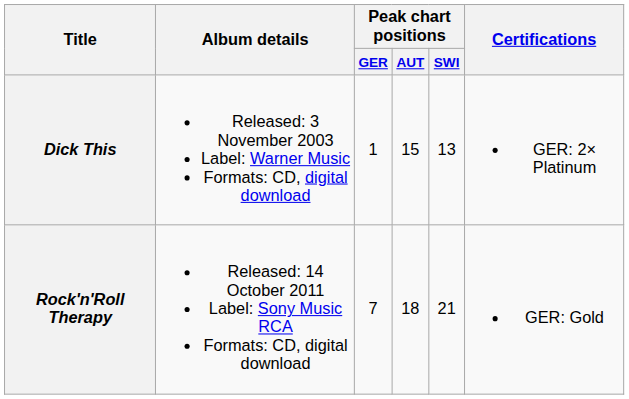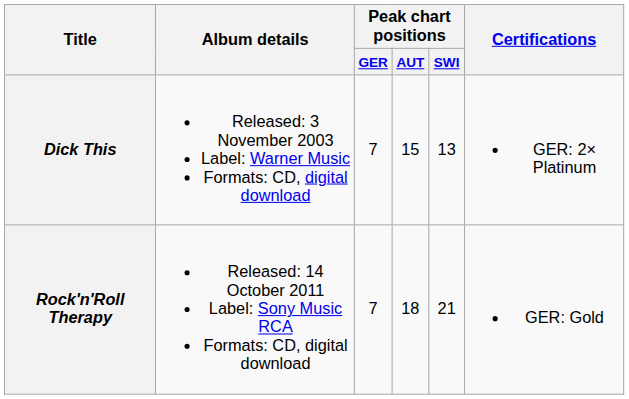(373, 149) 1 -> (373, 149) 7
